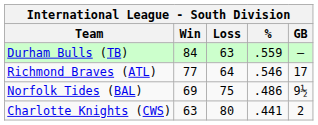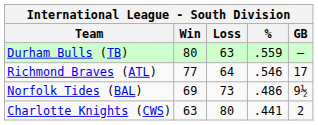(190, 53) 84 -> (190, 53) 80
(227, 91) 75 -> (227, 91) 73
